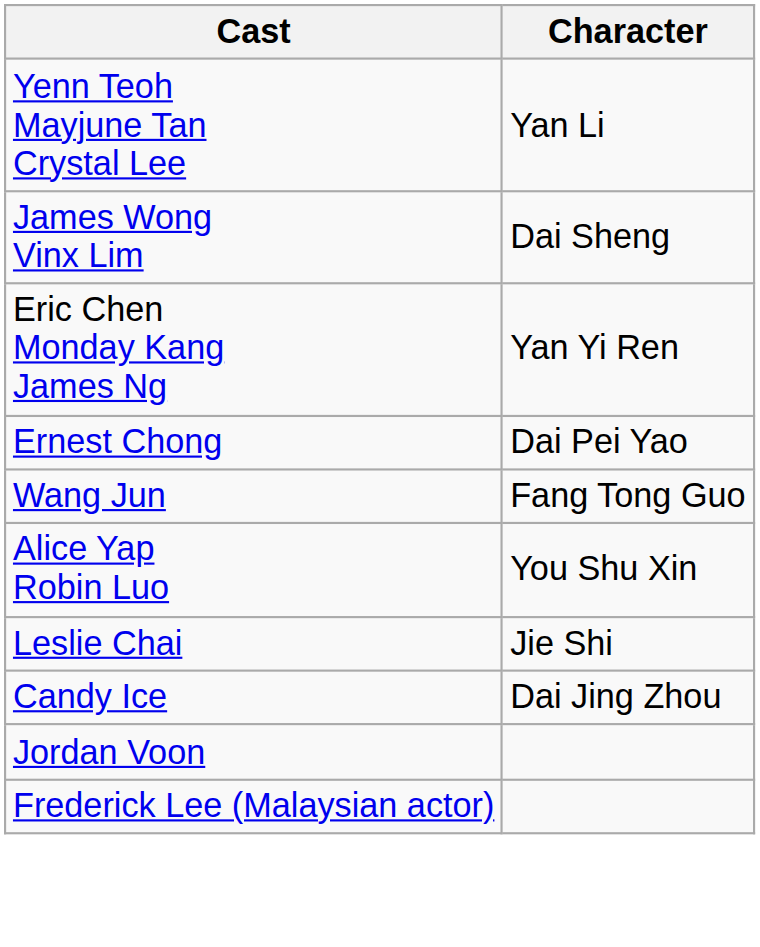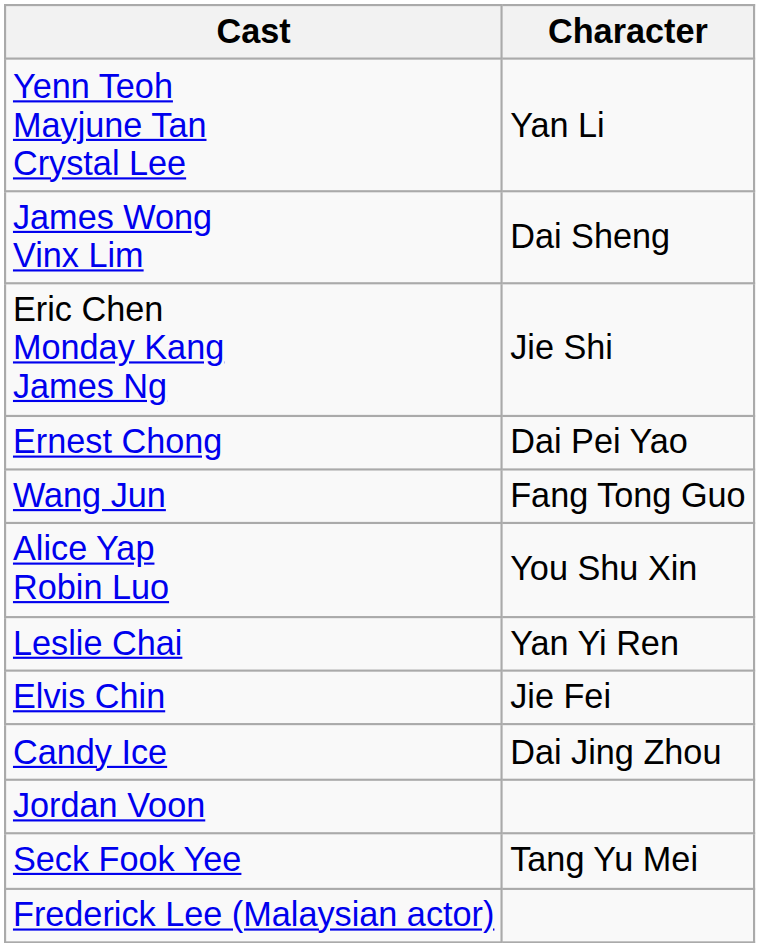(595, 348) Yan Yi Ren -> (562, 348) Jie Shi
(562, 642) Jie Shi -> (595, 642) Yan Yi Ren
+ row: (89, 697)
+ row: (127, 860)
